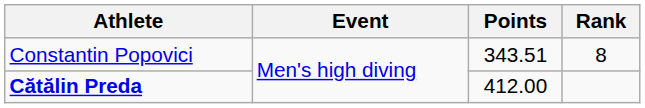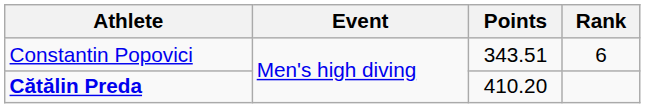(601, 54) 8 -> (601, 54) 6
(515, 87) 412.00 -> (515, 87) 410.20
